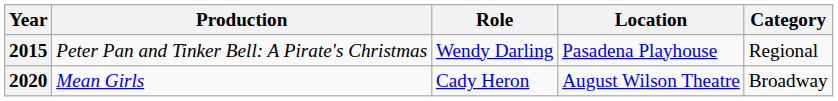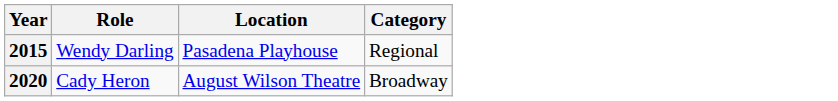- column: (242, 19)
